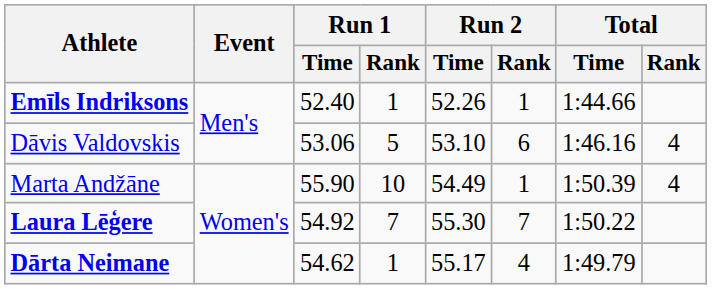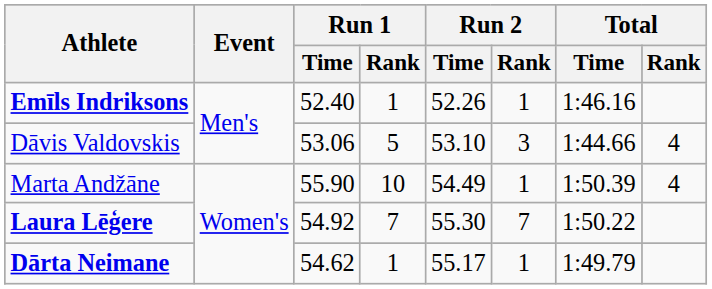(599, 103) 1:44.66 -> (599, 103) 1:46.16
(524, 143) 6 -> (524, 143) 3
(599, 143) 1:46.16 -> (599, 143) 1:44.66
(524, 263) 4 -> (524, 263) 1
